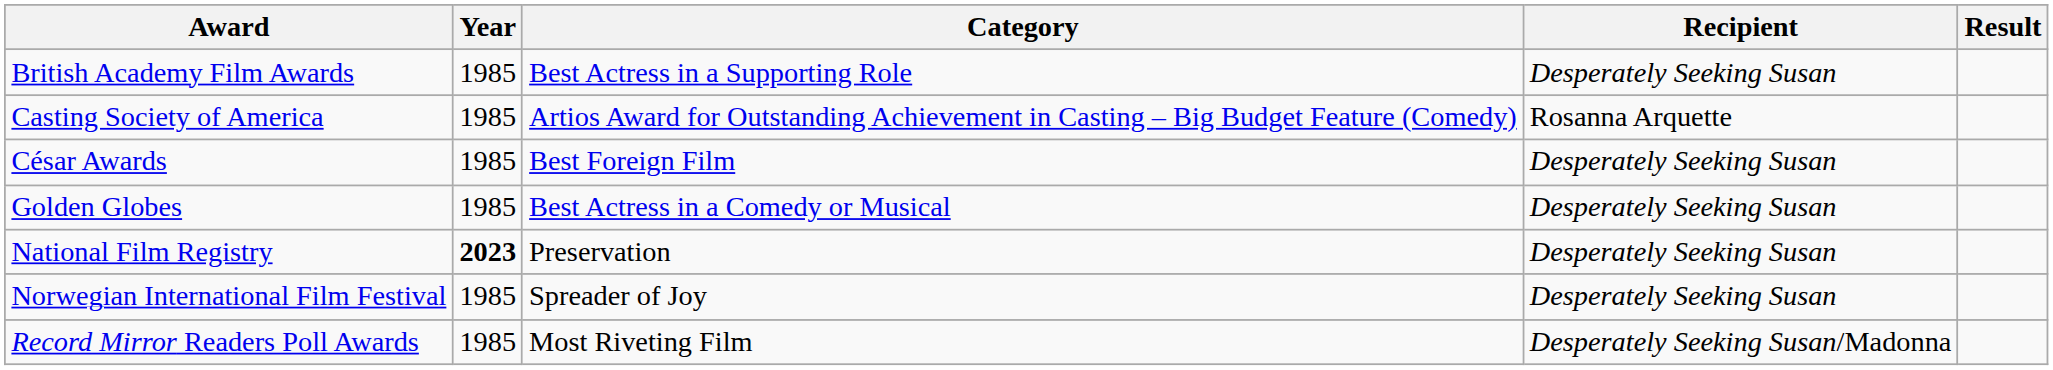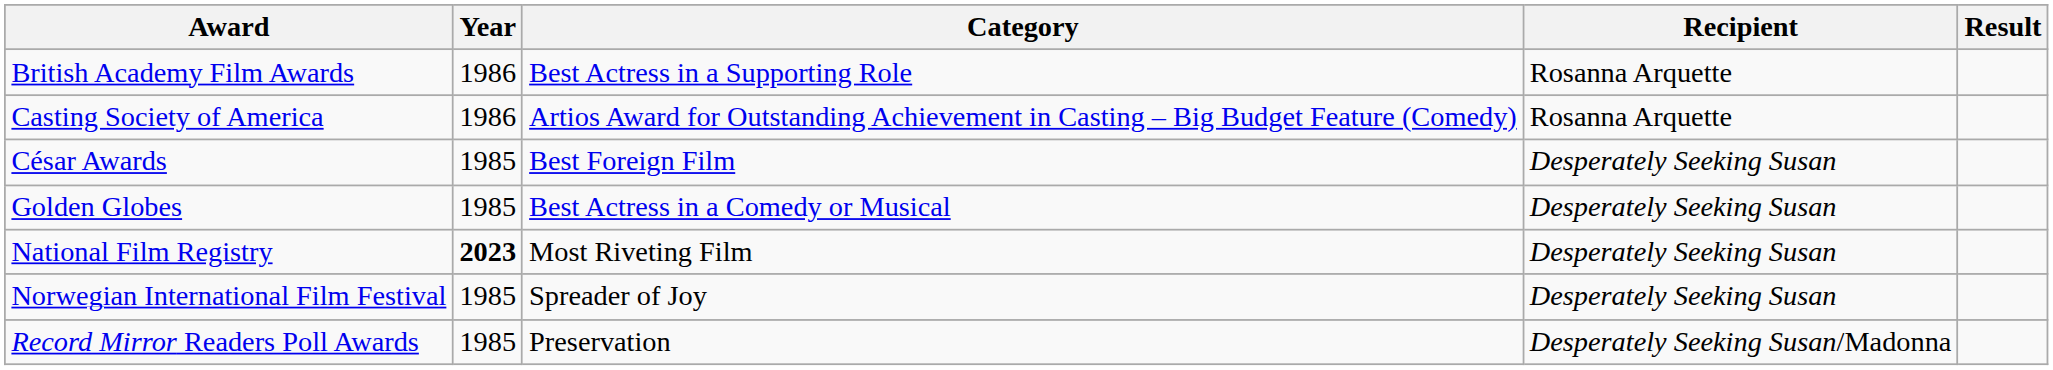(488, 71) 1985 -> (488, 71) 1986
(1683, 71) Desperately Seeking Susan -> (1631, 71) Rosanna Arquette
(488, 116) 1985 -> (488, 116) 1986
(600, 251) Preservation -> (641, 251) Most Riveting Film
(641, 341) Most Riveting Film -> (600, 341) Preservation
